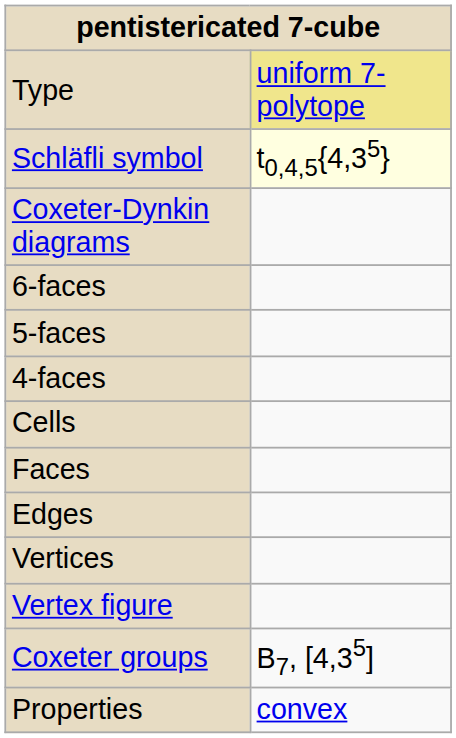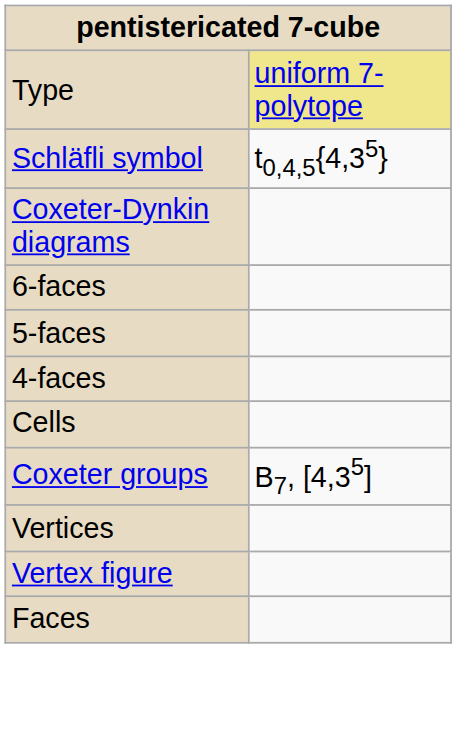(323, 158) lightyellow background -> (321, 158) no background
rows swapped: (51, 469) <-> (110, 657)
- row: (53, 514)
- row: (77, 709)
